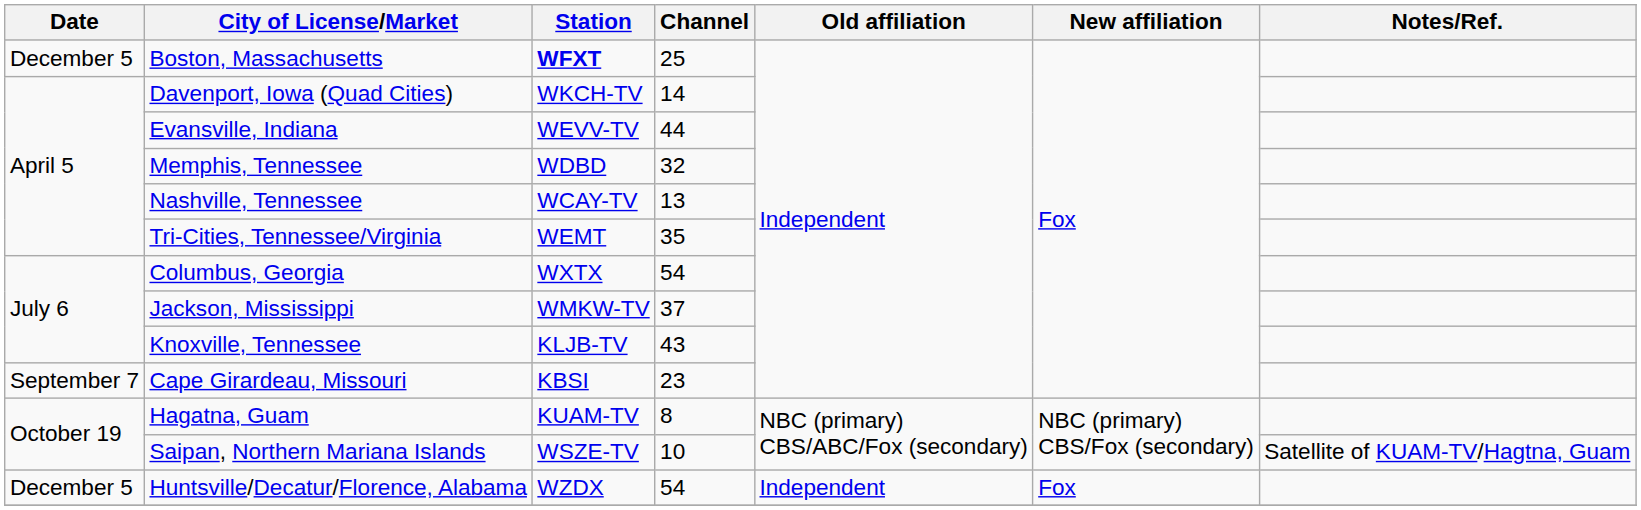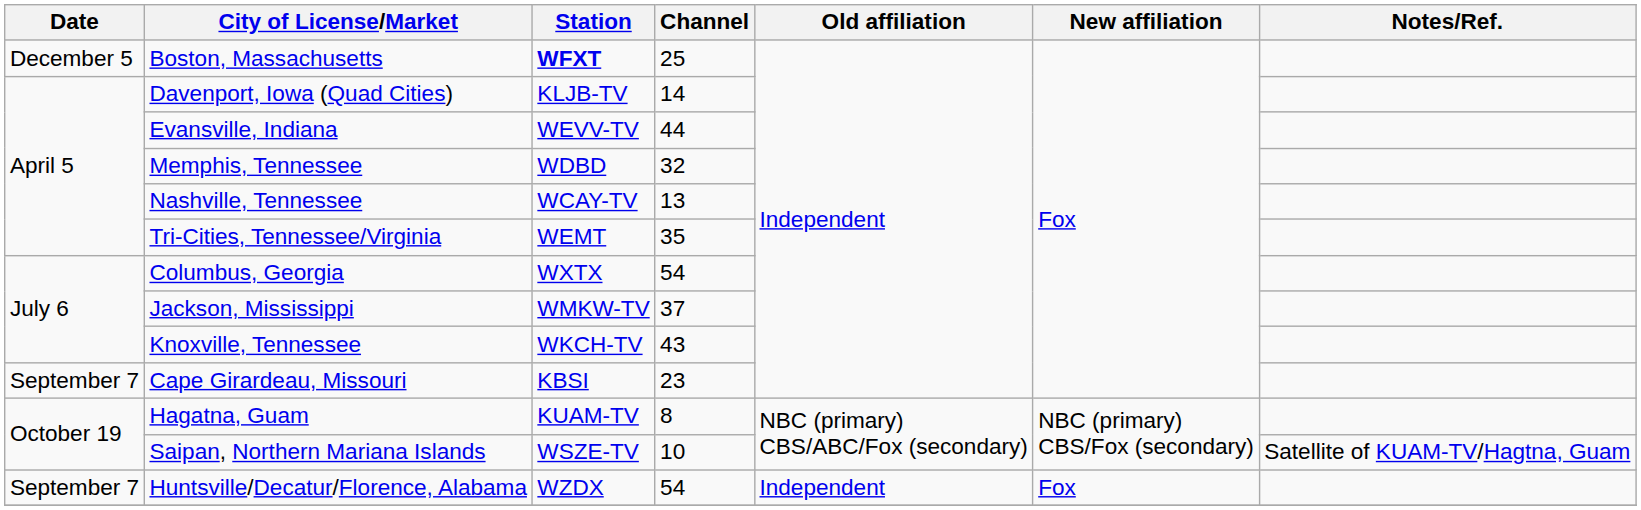(590, 93) WKCH-TV -> (582, 93) KLJB-TV
(582, 344) KLJB-TV -> (590, 344) WKCH-TV
(71, 487) December 5 -> (74, 487) September 7
